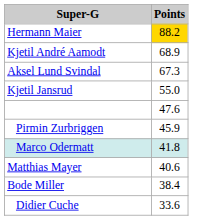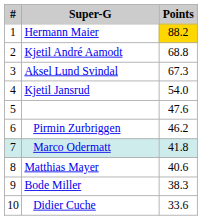+ column: (13, 13)
(170, 52) 68.9 -> (178, 52) 68.8
(170, 90) 55.0 -> (178, 90) 54.0
(170, 128) 45.9 -> (178, 128) 46.2
(170, 185) 38.4 -> (178, 185) 38.3
